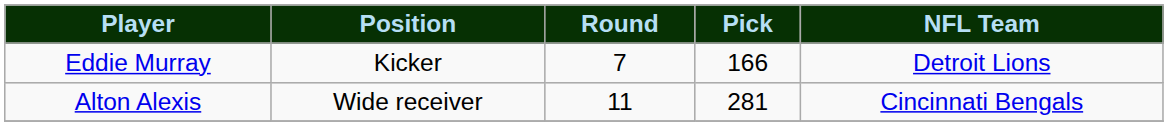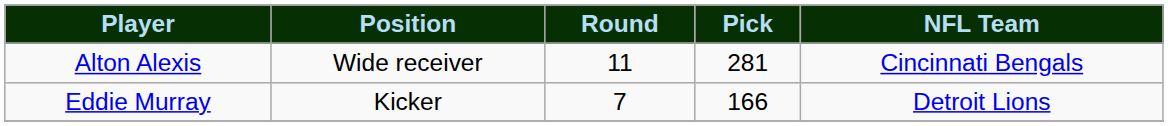rows swapped: (138, 62) <-> (138, 101)
